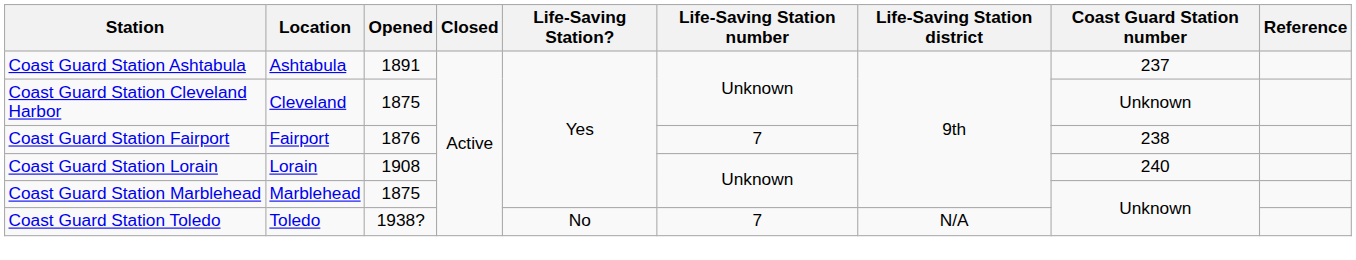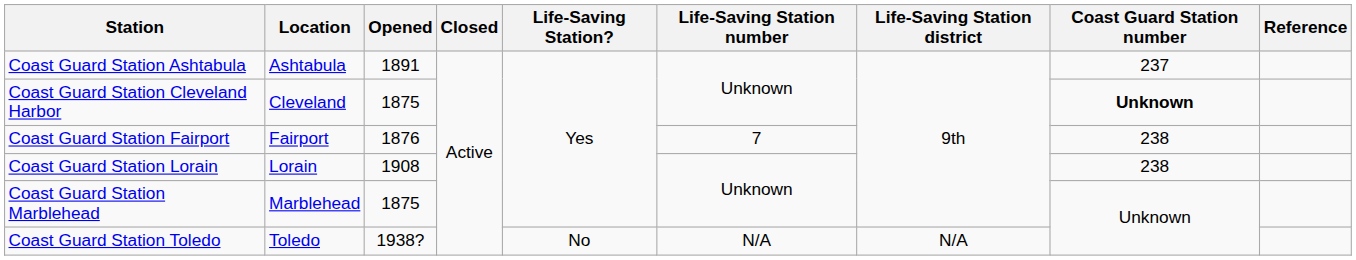(1155, 102) normal -> (1155, 102) bold
(1155, 166) 240 -> (1155, 166) 238
(757, 221) 7 -> (757, 240) N/A
